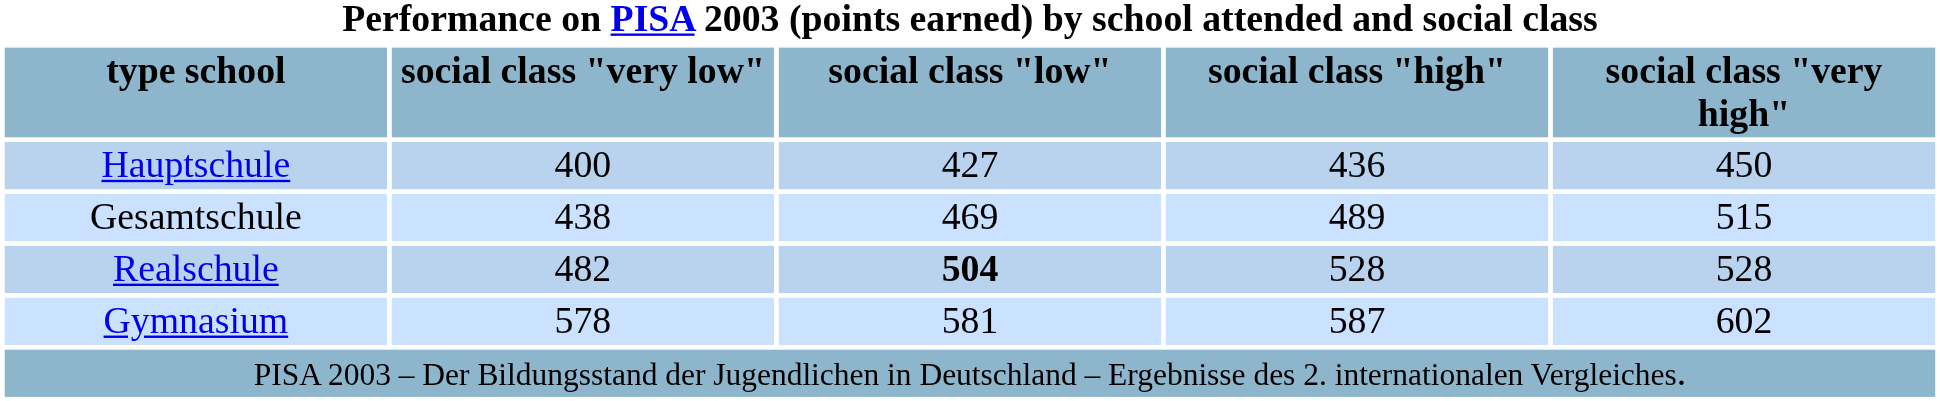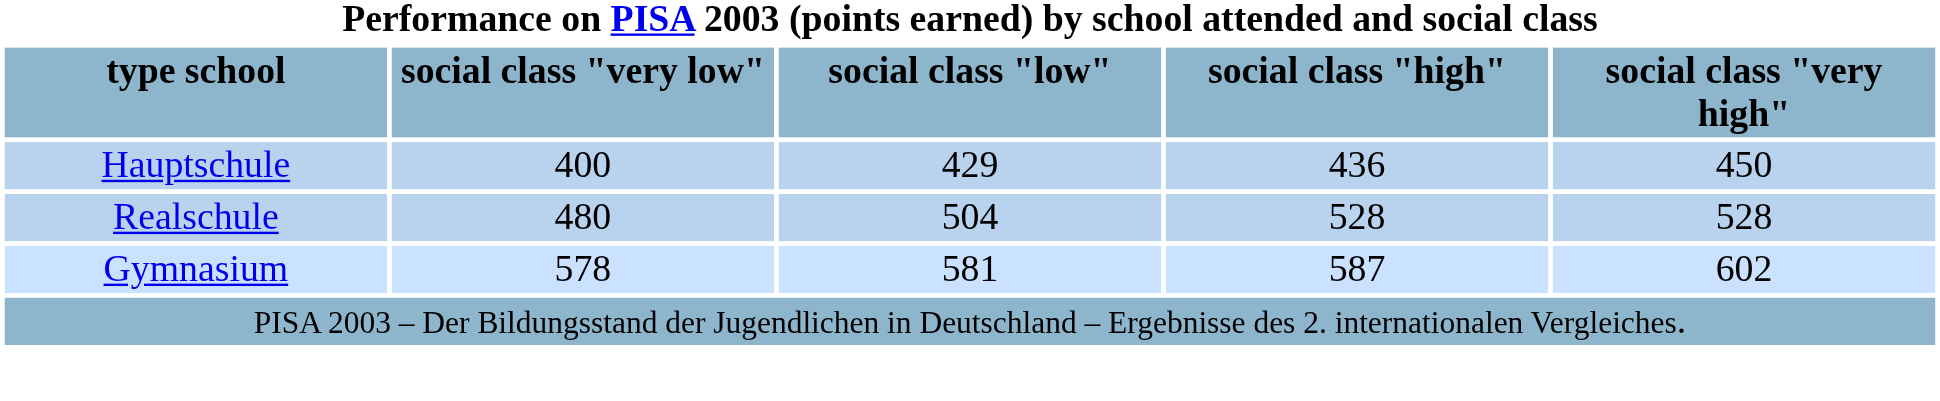(970, 164) 427 -> (970, 164) 429
- row: (196, 216)
(583, 268) 482 -> (583, 216) 480
(970, 268) bold -> (970, 216) normal
